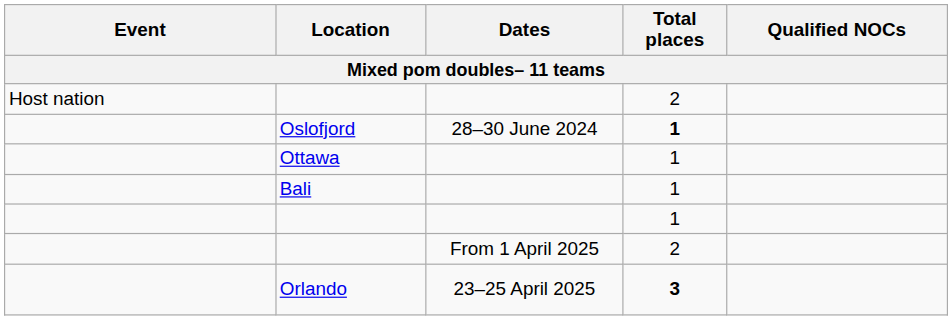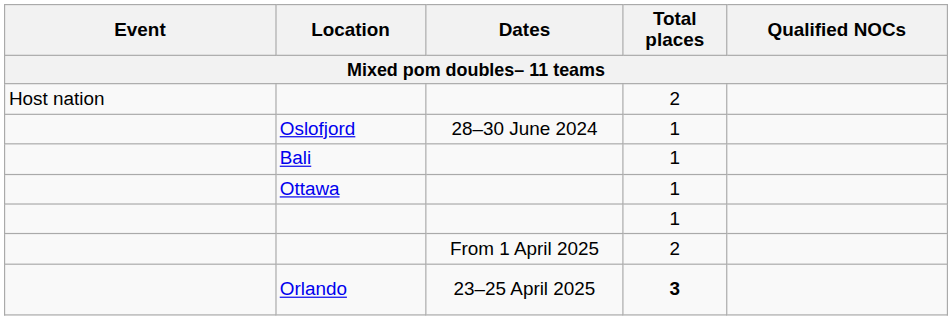(675, 128) bold -> (675, 128) normal
rows swapped: (295, 188) <-> (310, 158)
